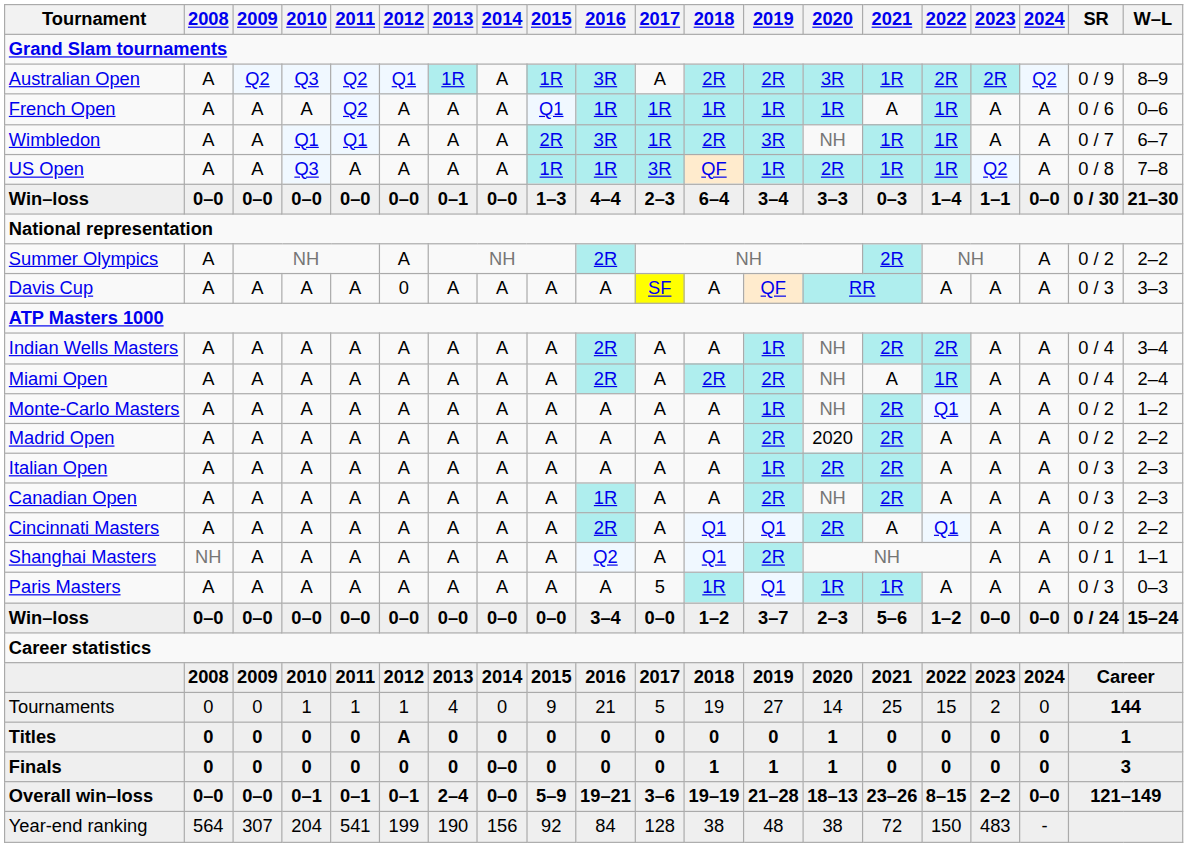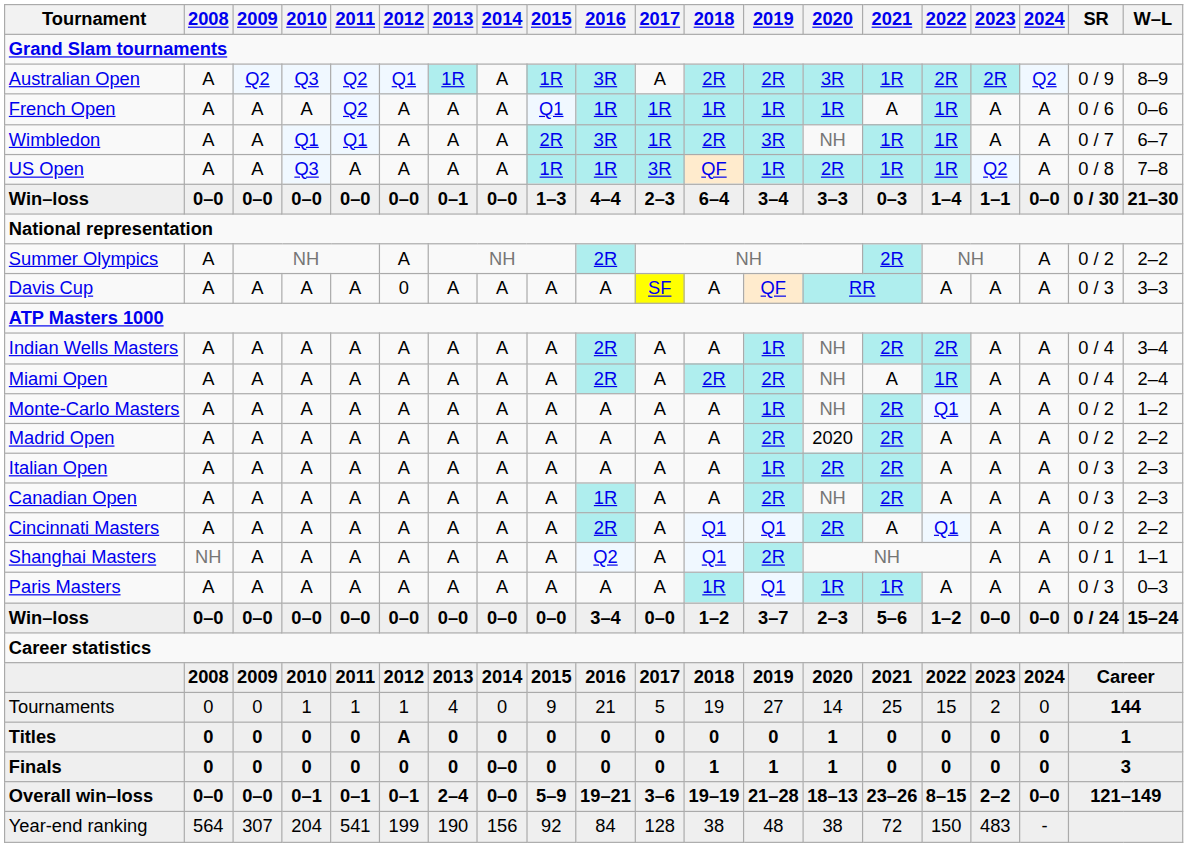(660, 587) 5 -> (660, 587) A
